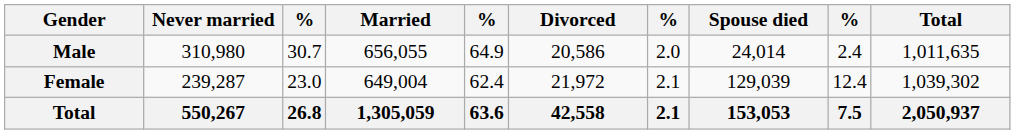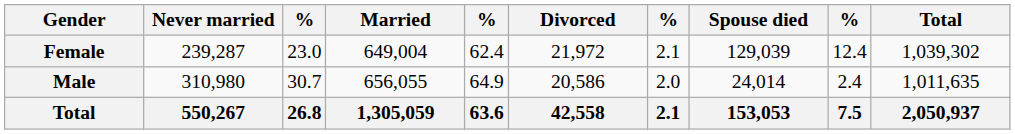rows swapped: (74, 50) <-> (74, 81)
